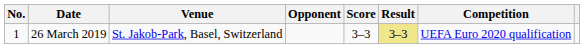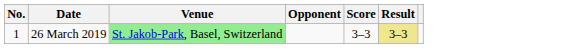- column: (496, 14)
(197, 33) no background -> (197, 33) lightgreen background
